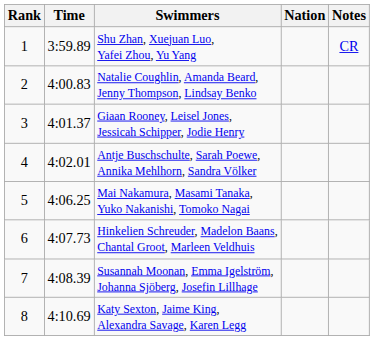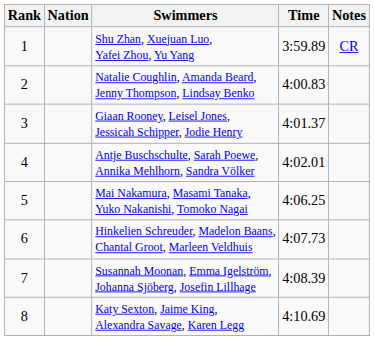columns swapped: (305, 15) <-> (69, 15)
